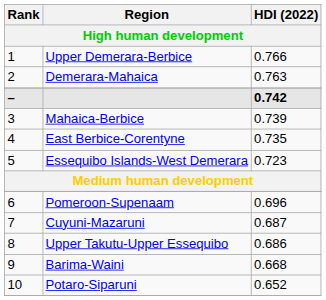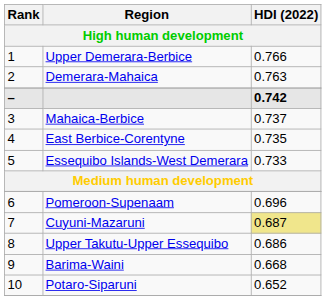(271, 118) 0.739 -> (271, 118) 0.737
(271, 160) 0.723 -> (271, 160) 0.733
(271, 222) no background -> (271, 222) khaki background
